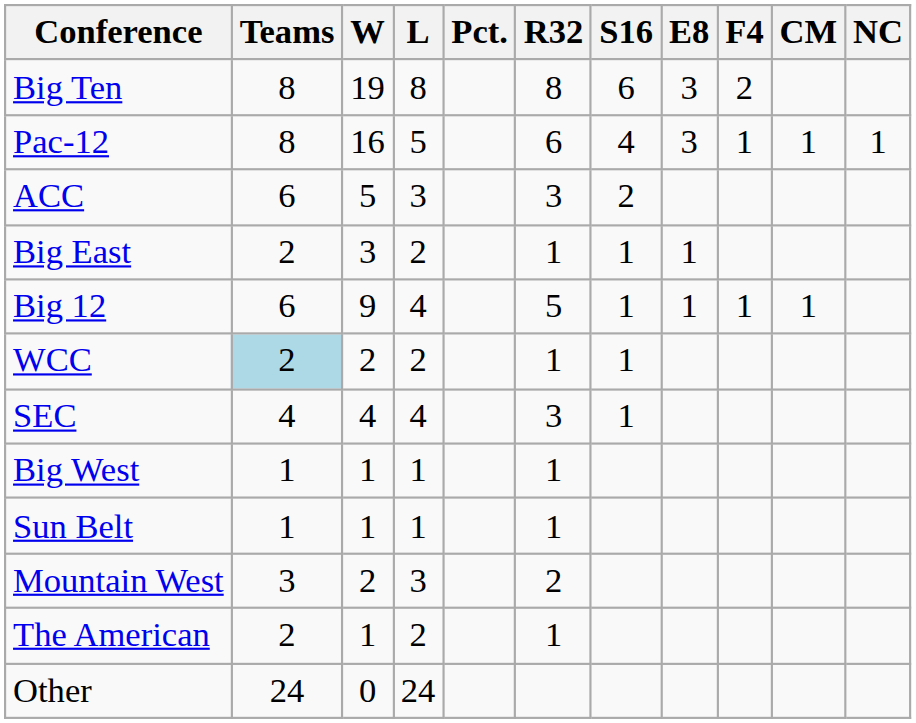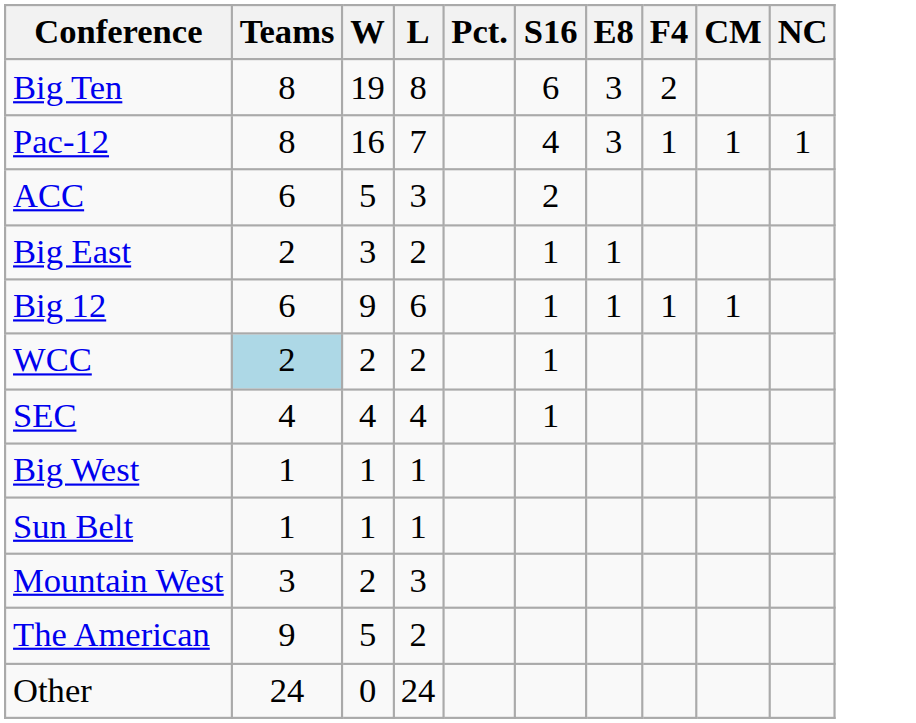- column: (554, 31)
(418, 141) 5 -> (418, 141) 7
(418, 305) 4 -> (418, 305) 6
(287, 634) 2 -> (287, 634) 9
(368, 634) 1 -> (368, 634) 5
